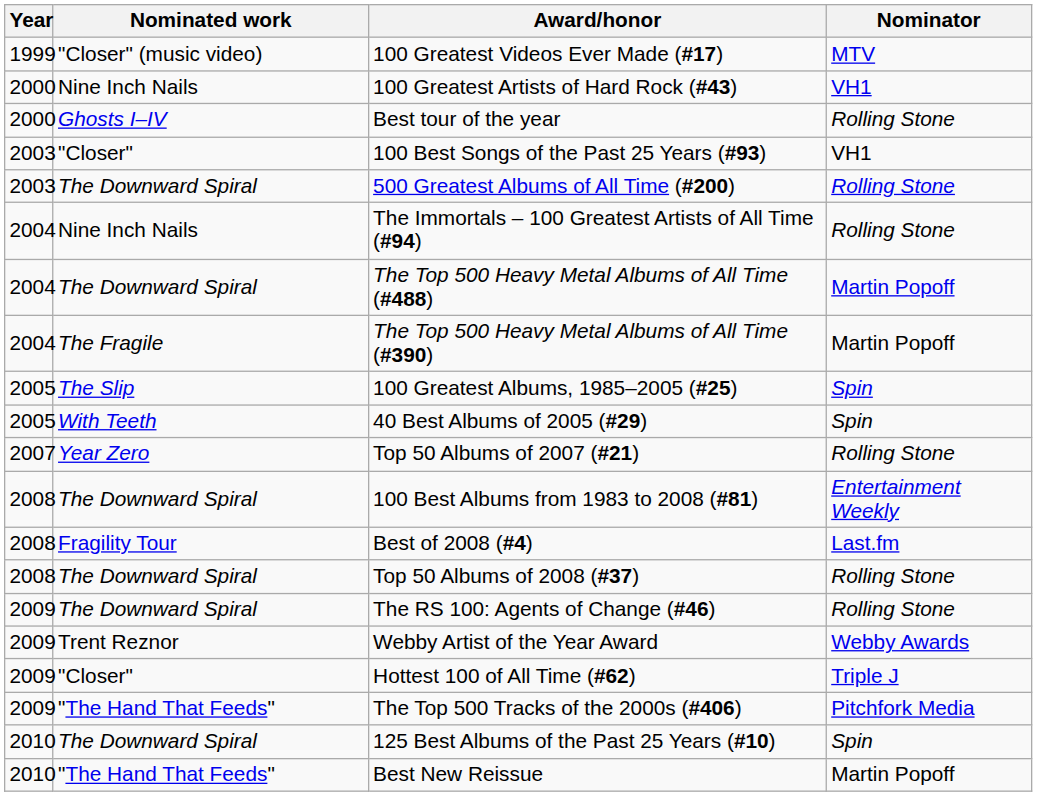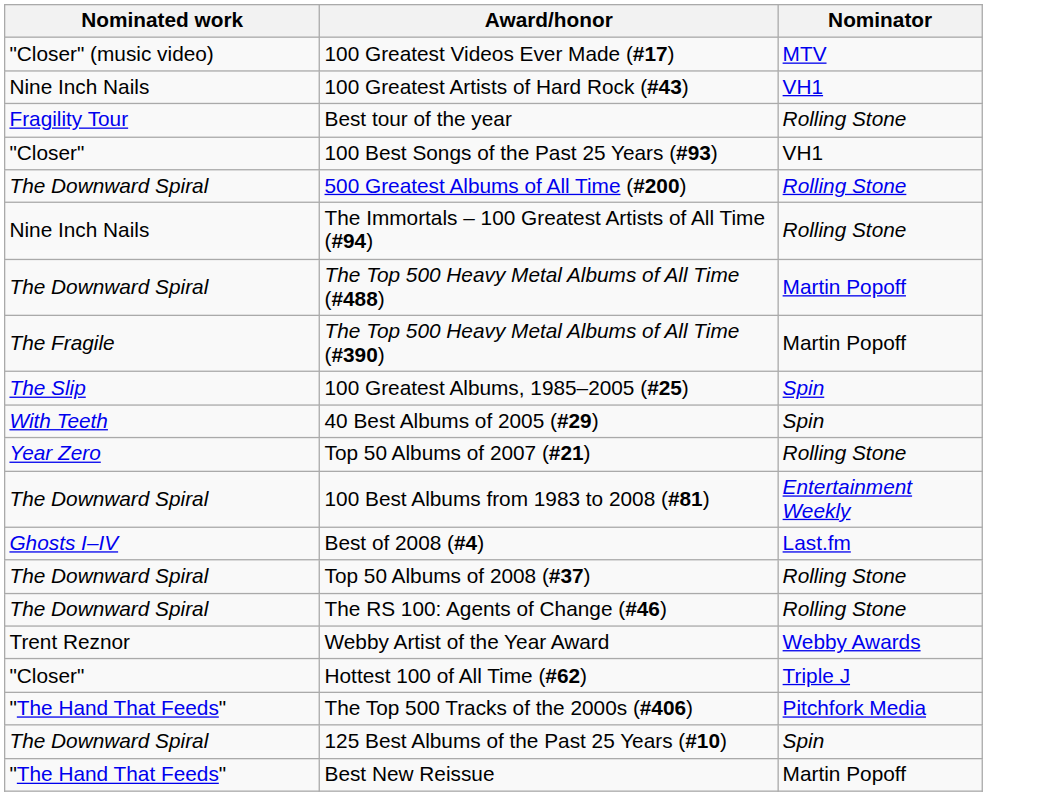- column: (31, 20)
(112, 119) Ghosts I–IV -> (69, 119) Fragility Tour
(117, 543) Fragility Tour -> (64, 543) Ghosts I–IV
